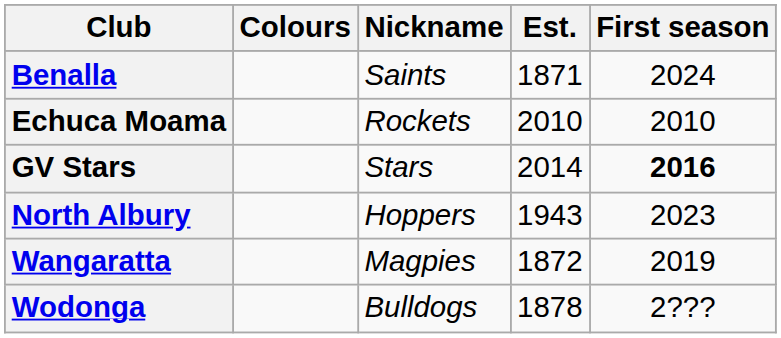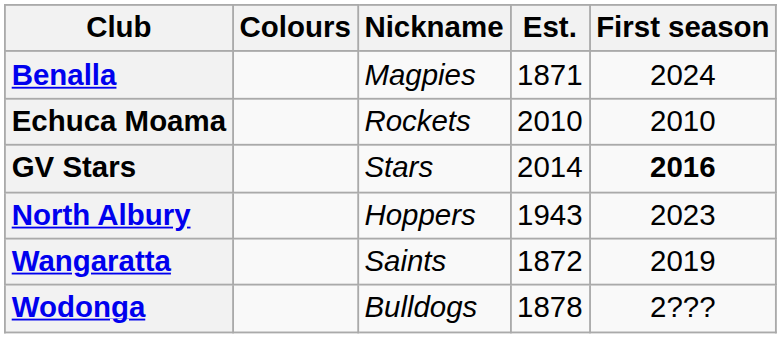(405, 74) Saints -> (420, 74) Magpies
(420, 261) Magpies -> (405, 261) Saints
